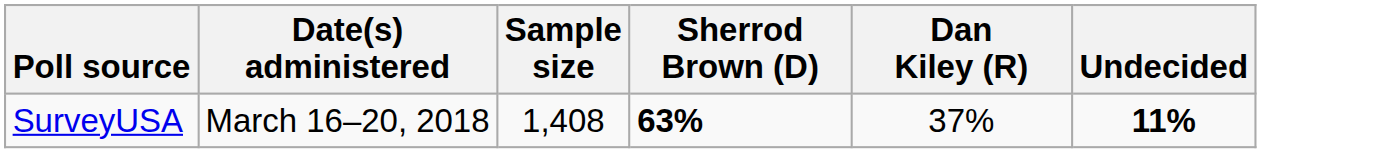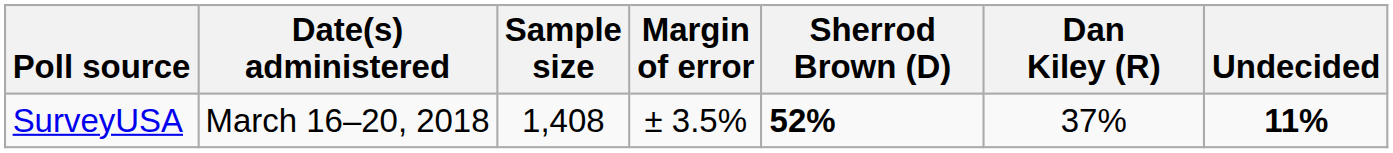+ column: (696, 49)
(670, 119) 63% -> (803, 119) 52%
